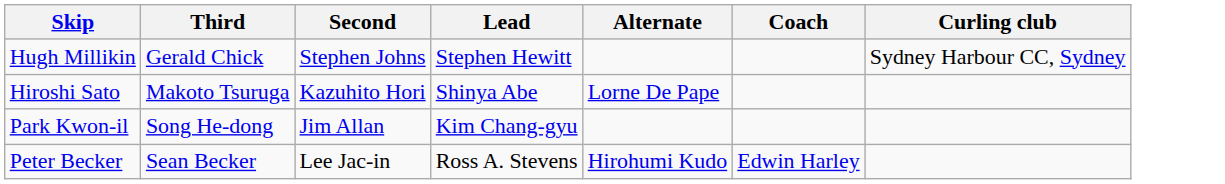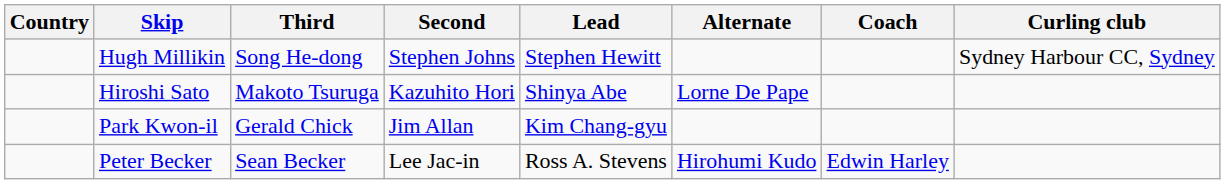+ column: (49, 21)
(205, 56) Gerald Chick -> (299, 56) Song He-dong
(210, 126) Song He-dong -> (294, 126) Gerald Chick
